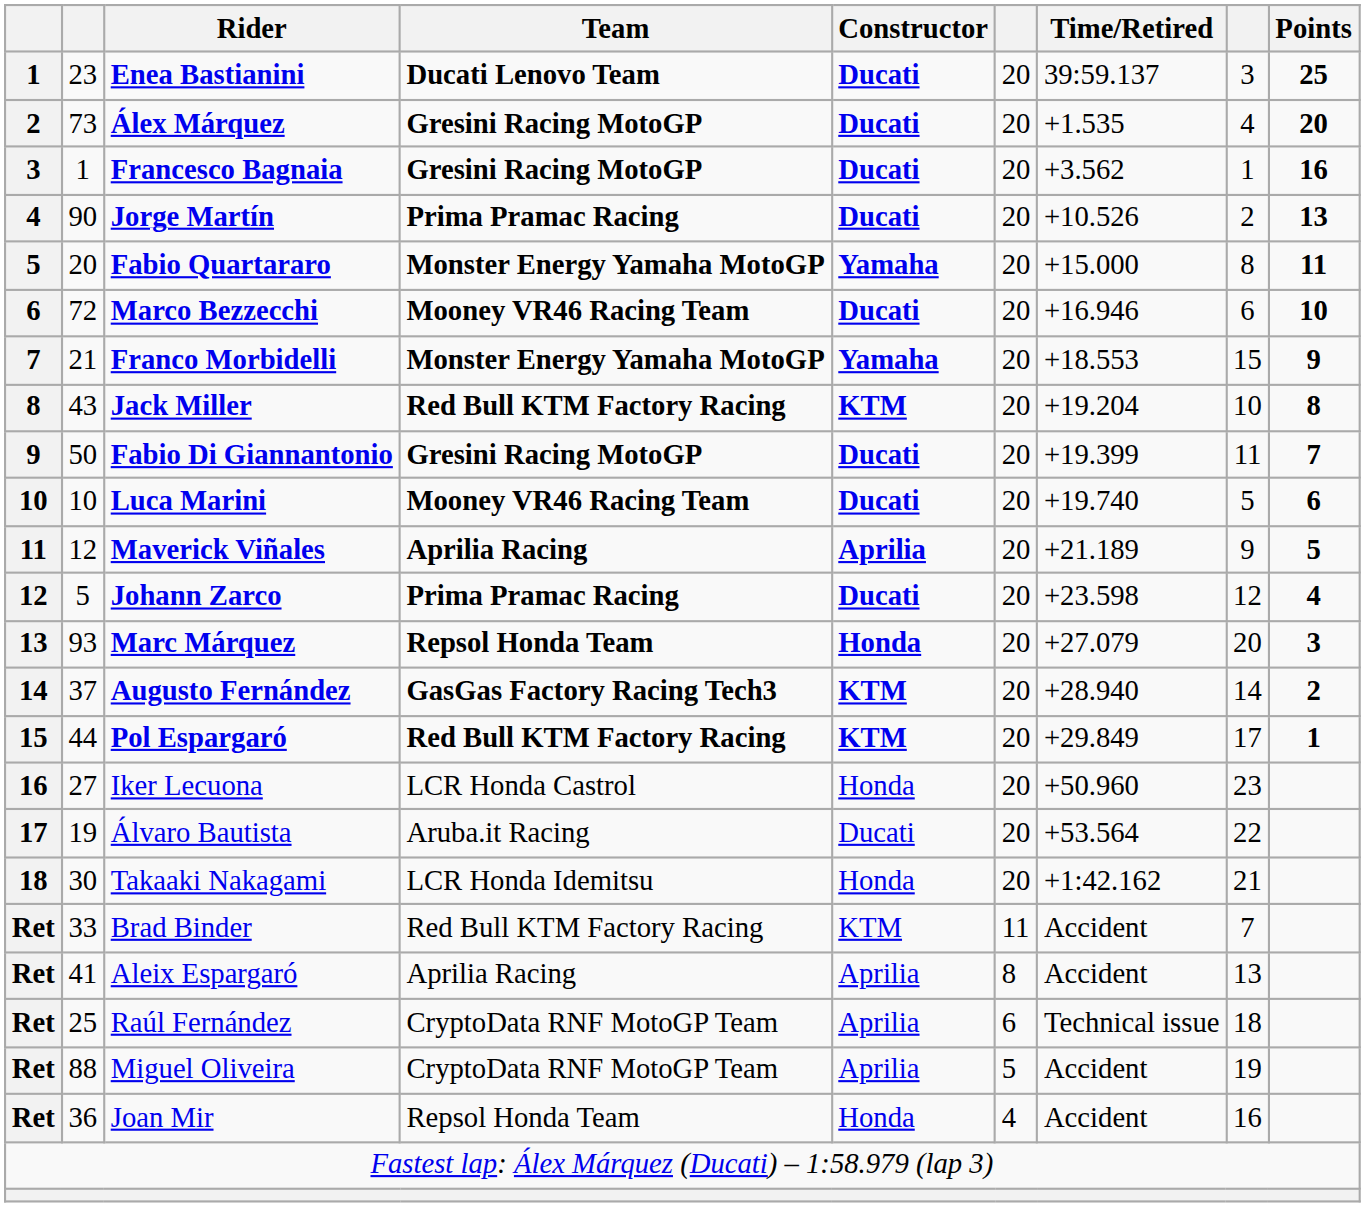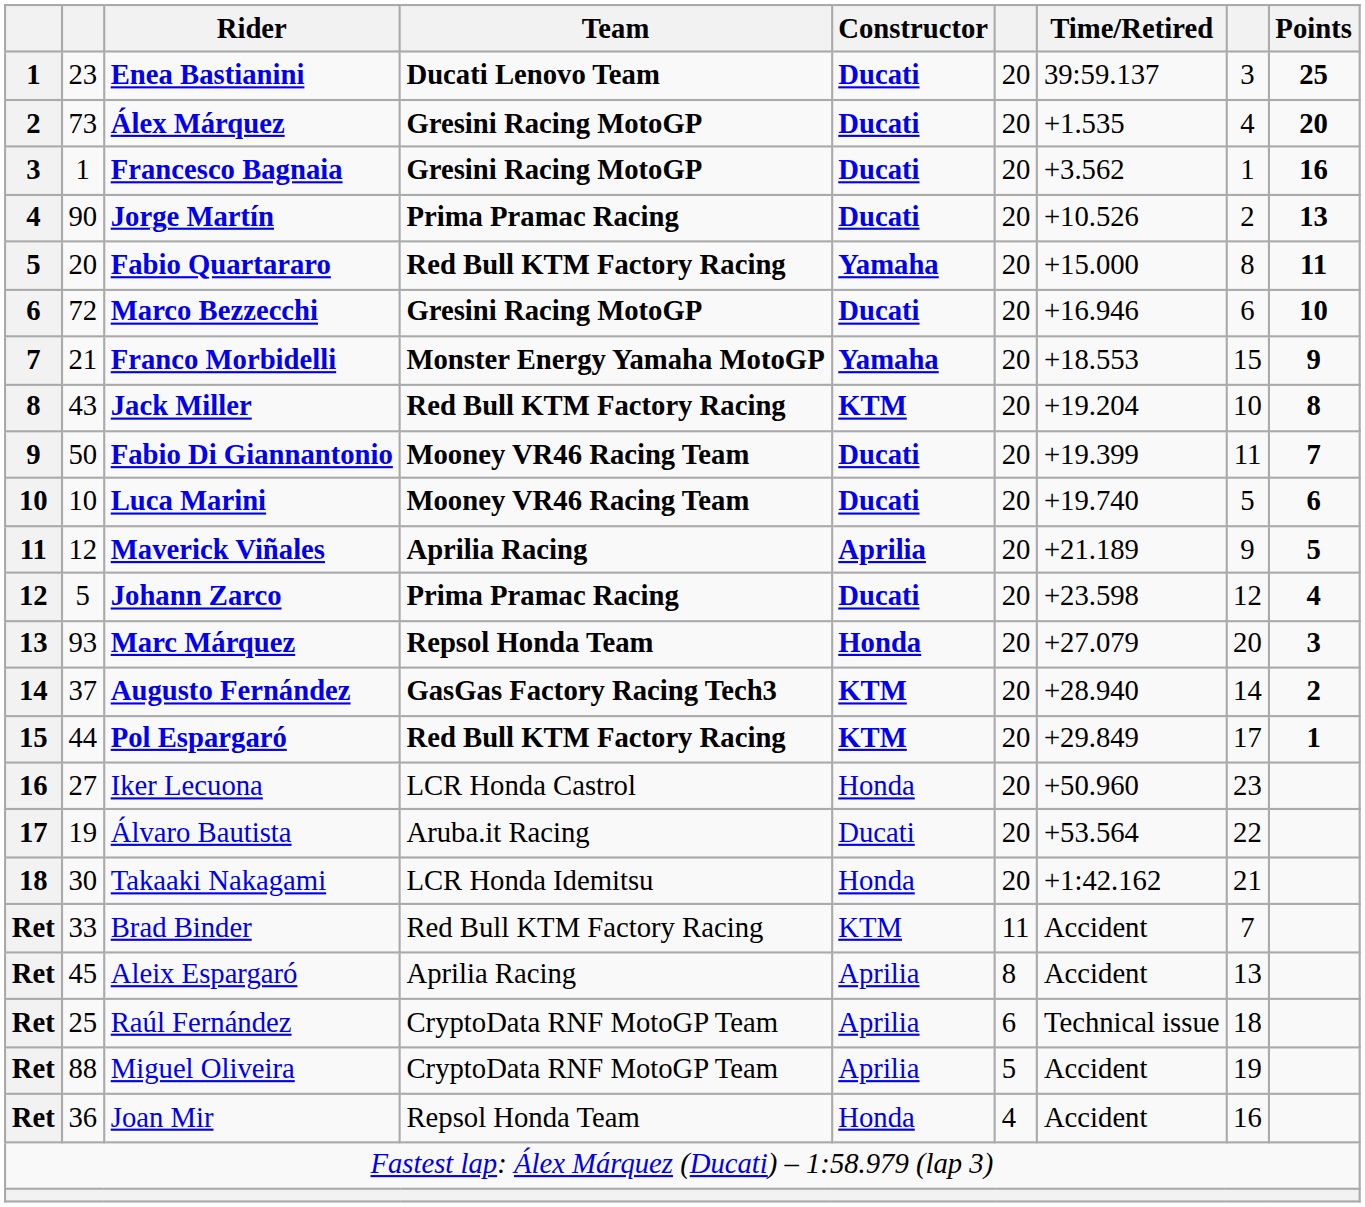(616, 264) Monster Energy Yamaha MotoGP -> (596, 264) Red Bull KTM Factory Racing
(578, 311) Mooney VR46 Racing Team -> (554, 311) Gresini Racing MotoGP
(554, 453) Gresini Racing MotoGP -> (578, 453) Mooney VR46 Racing Team
(83, 974) 41 -> (83, 974) 45
